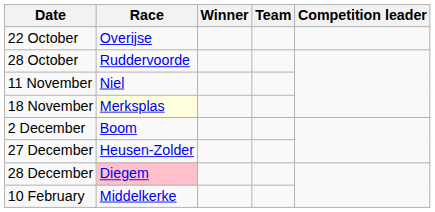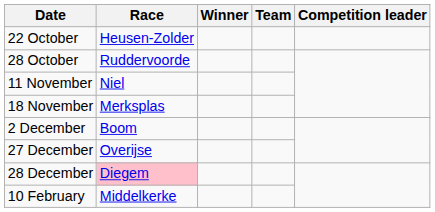(126, 38) Overijse -> (147, 38) Heusen-Zolder
(132, 106) lightyellow background -> (132, 106) no background
(147, 151) Heusen-Zolder -> (126, 151) Overijse
